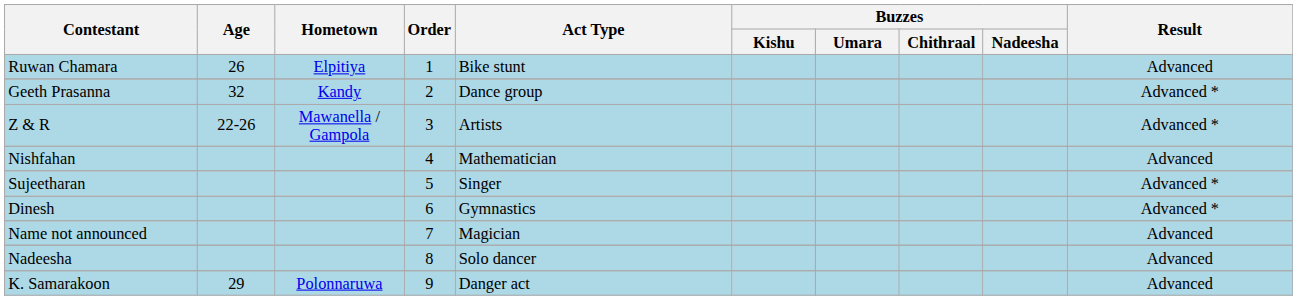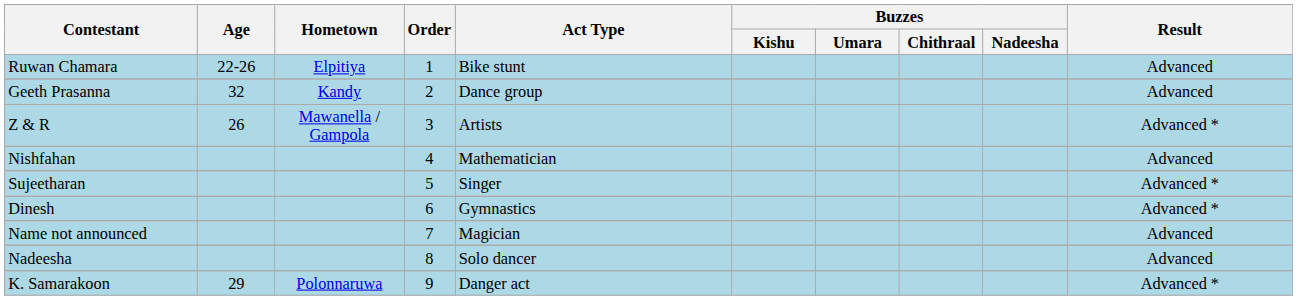(236, 67) 26 -> (236, 67) 22-26
(1180, 92) Advanced * -> (1180, 92) Advanced
(236, 125) 22-26 -> (236, 125) 26
(1180, 283) Advanced -> (1180, 283) Advanced *
